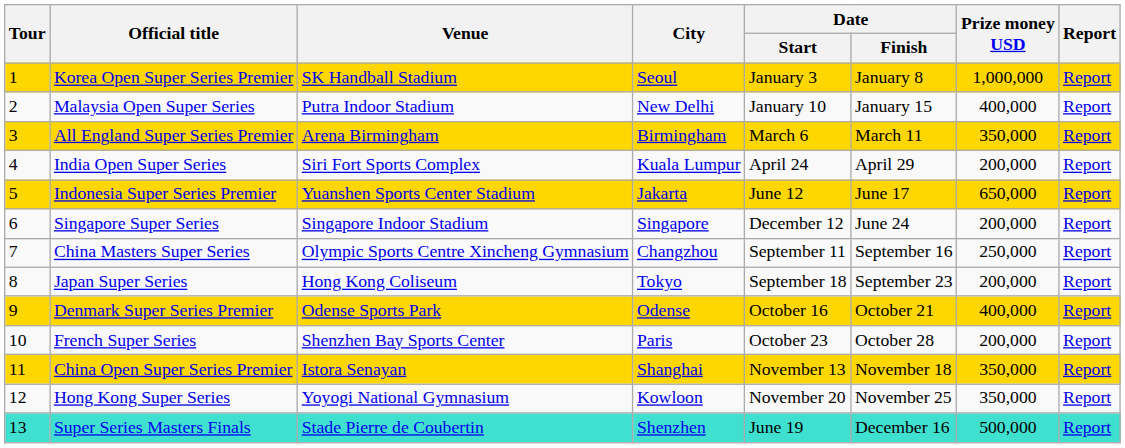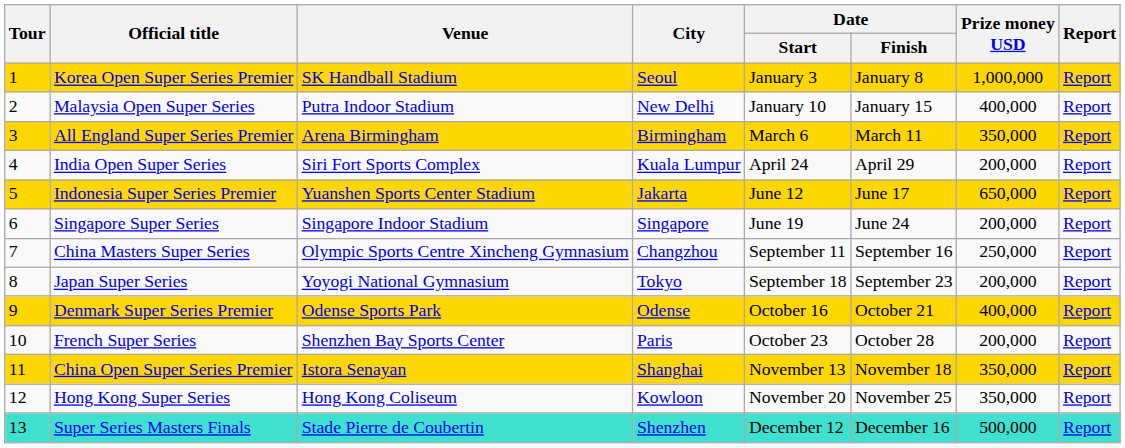(796, 222) December 12 -> (776, 222) June 19
(379, 281) Hong Kong Coliseum -> (405, 281) Yoyogi National Gymnasium
(405, 397) Yoyogi National Gymnasium -> (379, 397) Hong Kong Coliseum
(776, 427) June 19 -> (796, 427) December 12
